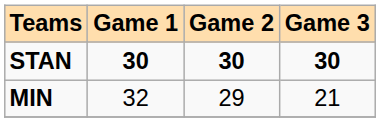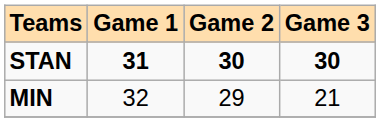(136, 60) 30 -> (136, 60) 31
